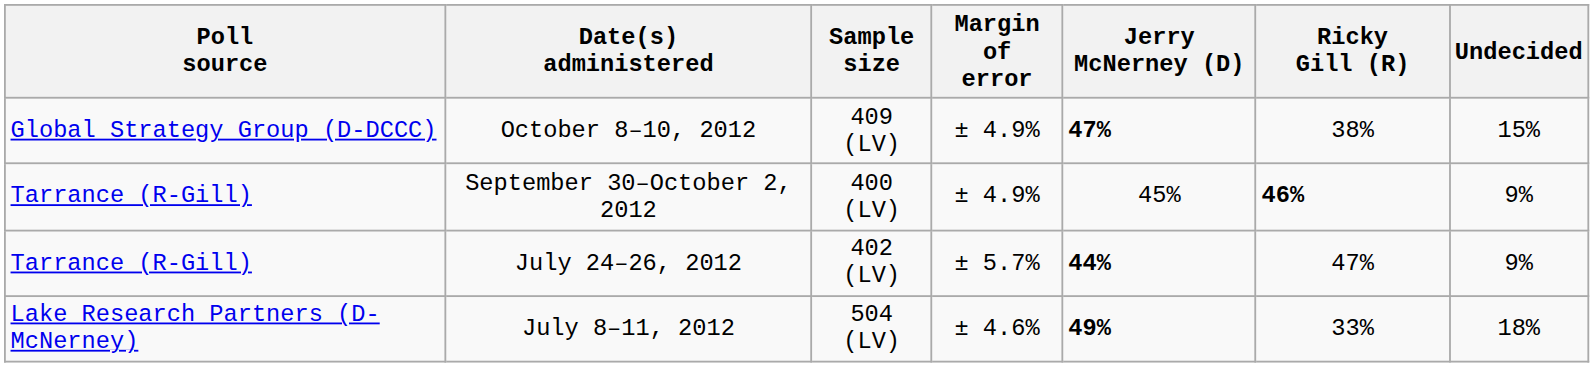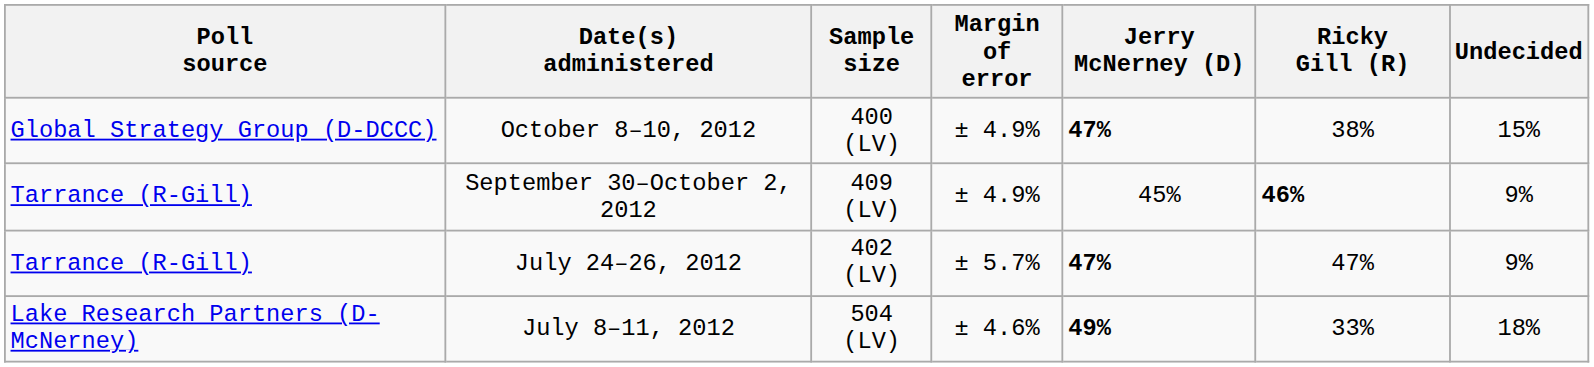(872, 131) 409 (LV) -> (872, 131) 400 (LV)
(872, 197) 400 (LV) -> (872, 197) 409 (LV)
(1090, 263) 44% -> (1090, 263) 47%
